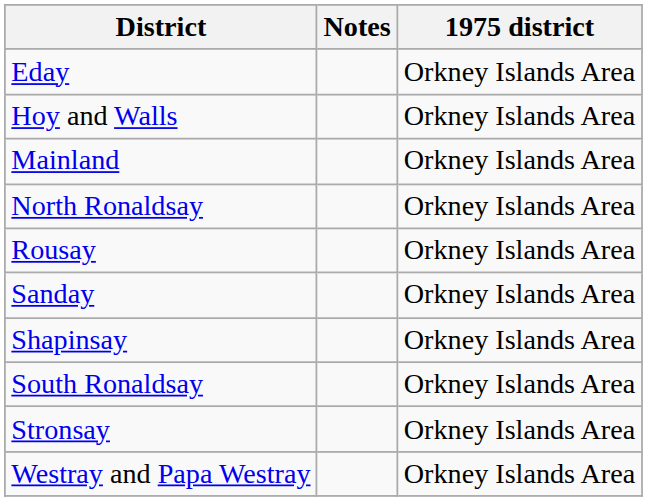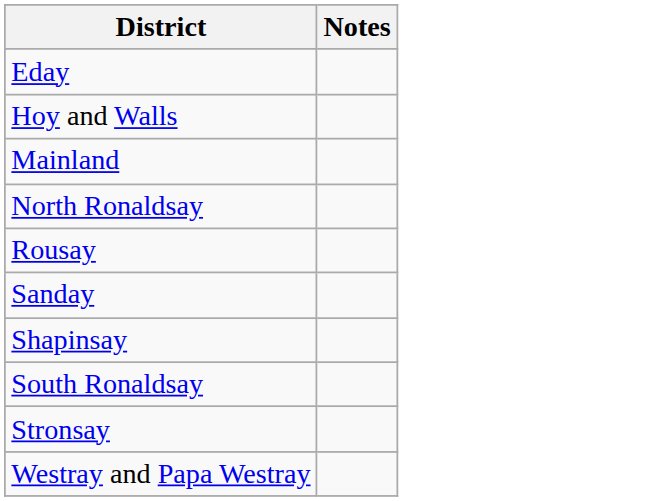- column: (519, 26)
